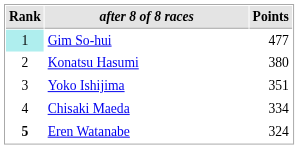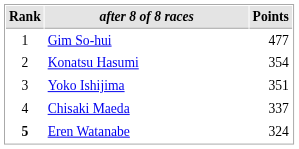(25, 40) paleturquoise background -> (25, 40) no background
(279, 63) 380 -> (279, 63) 354
(279, 108) 334 -> (279, 108) 337
